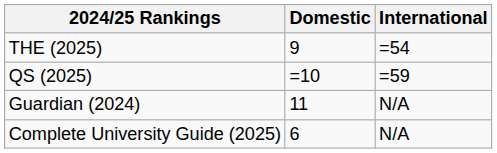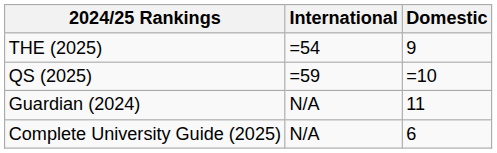columns swapped: (330, 18) <-> (433, 18)
